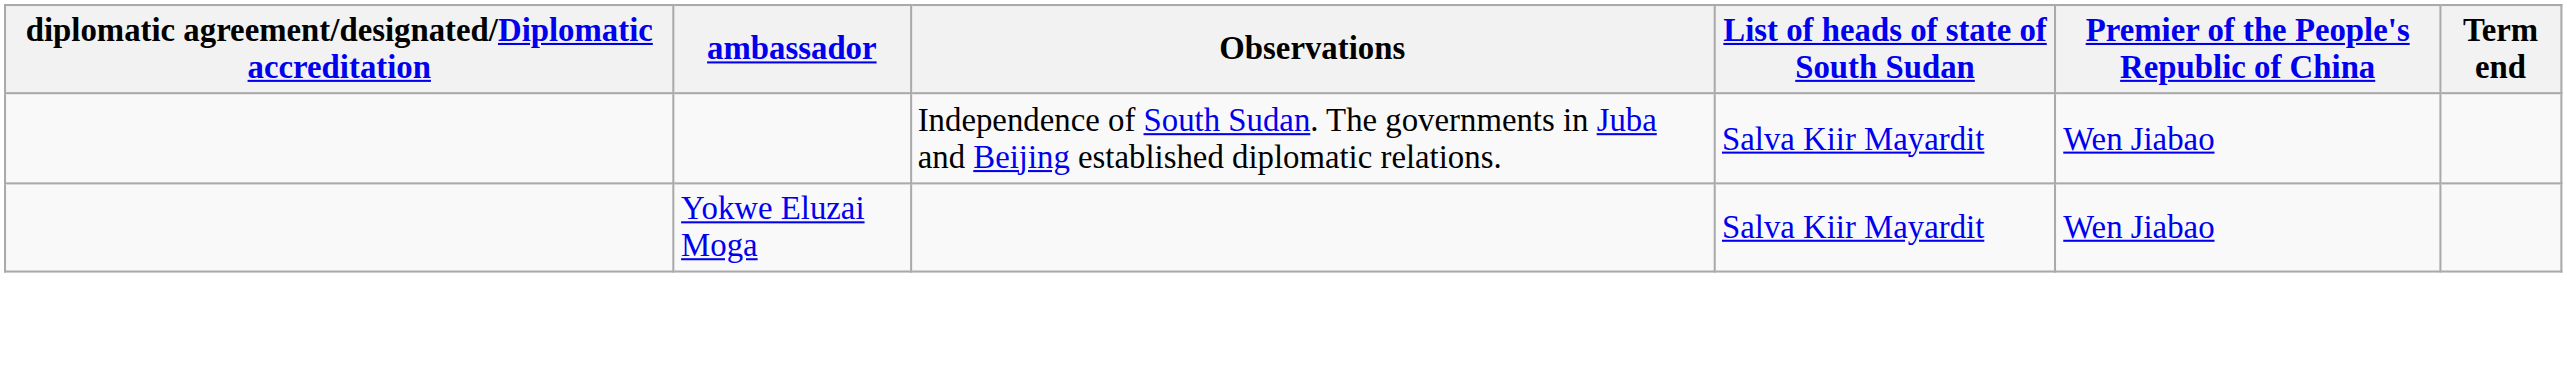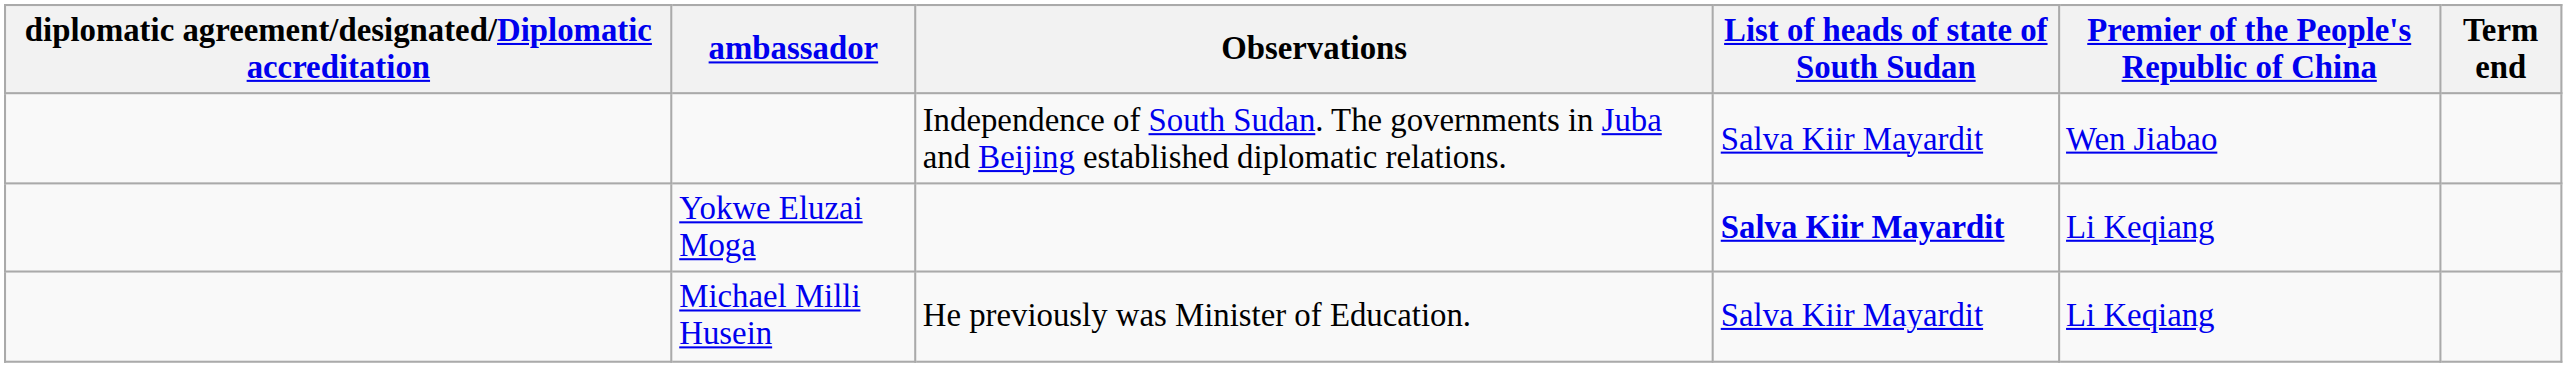(1853, 226) normal -> (1863, 226) bold
(2139, 226) Wen Jiabao -> (2140, 226) Li Keqiang
+ row: (770, 315)
